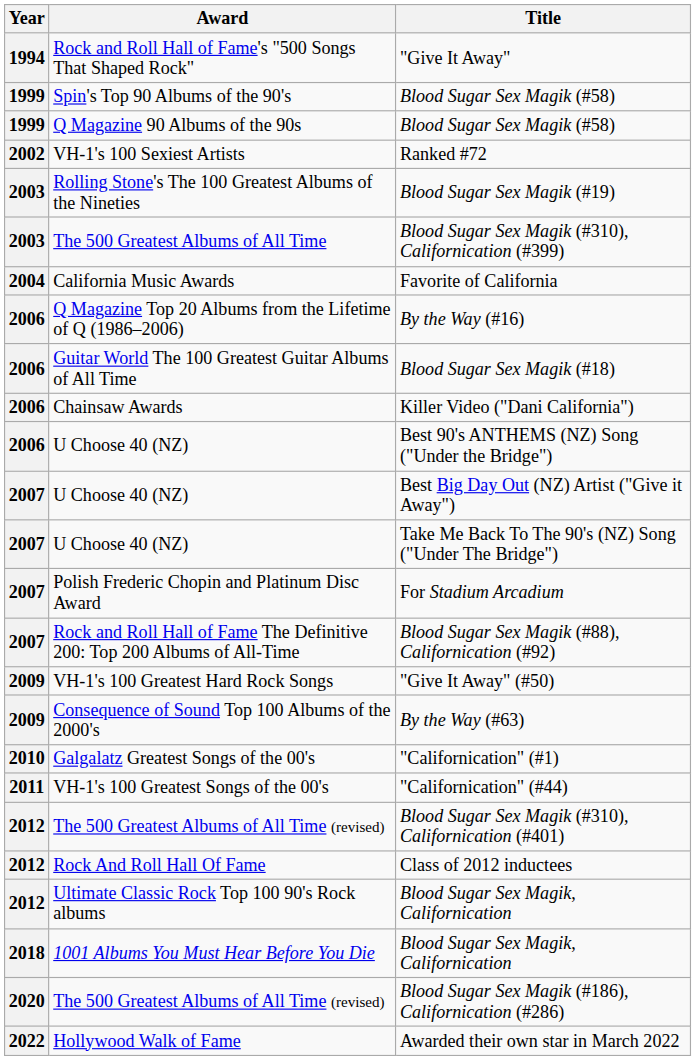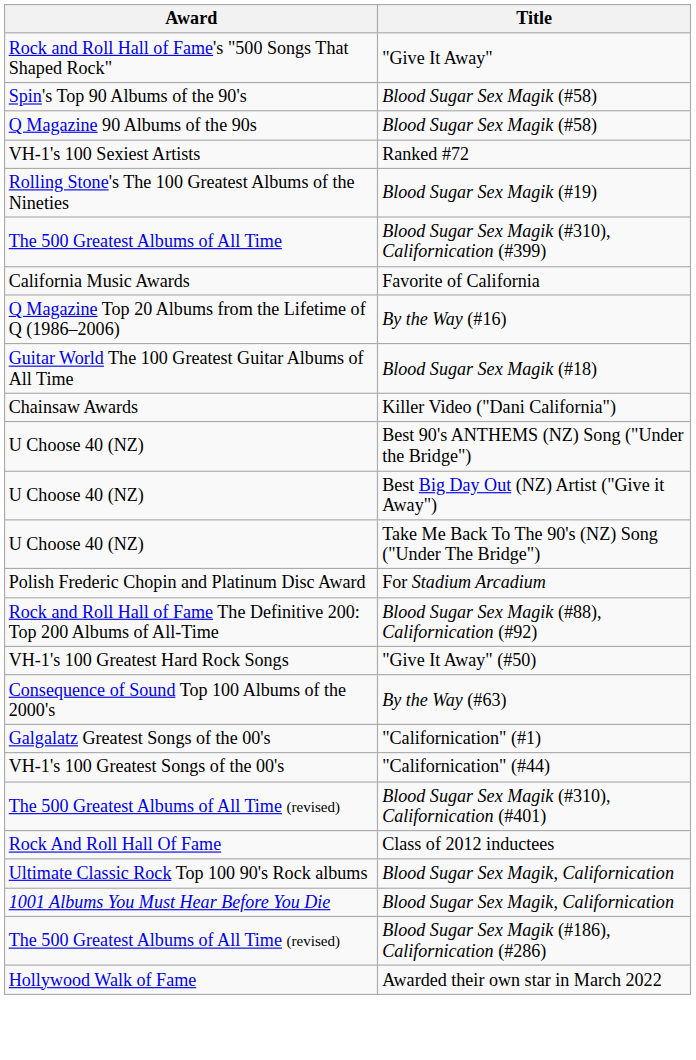- column: (27, 18)
